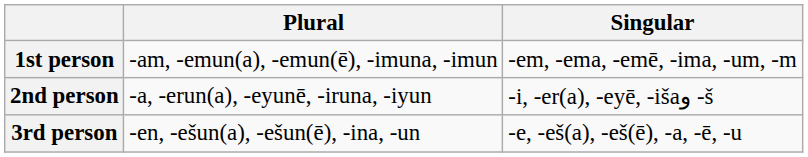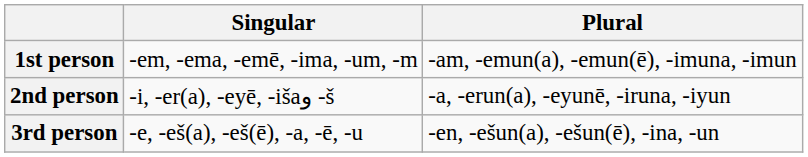columns swapped: (653, 22) <-> (313, 22)
